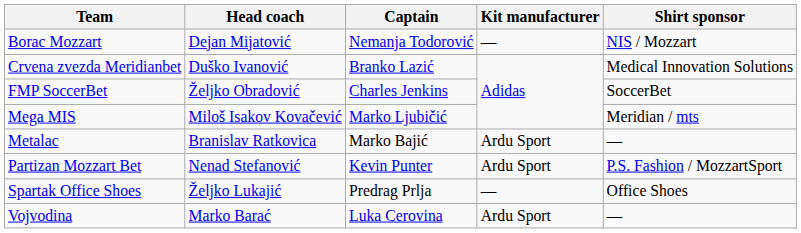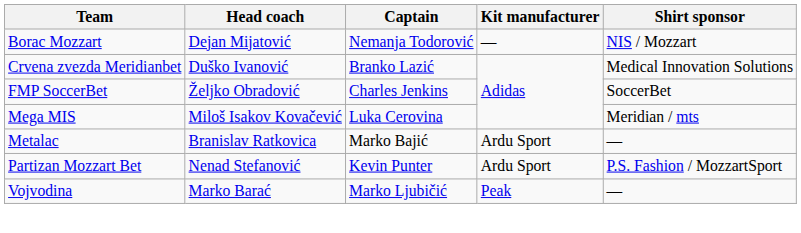(398, 116) Marko Ljubičić -> (396, 116) Luka Cerovina
- row: (75, 191)
(396, 215) Luka Cerovina -> (398, 191) Marko Ljubičić
(516, 215) Ardu Sport -> (496, 191) Peak
